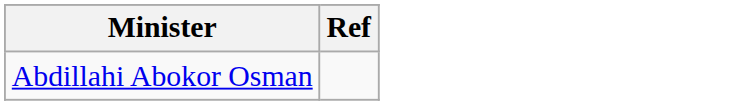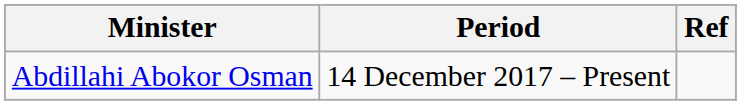+ column: (498, 28)
